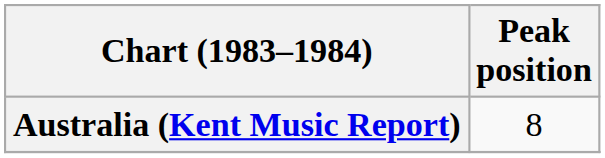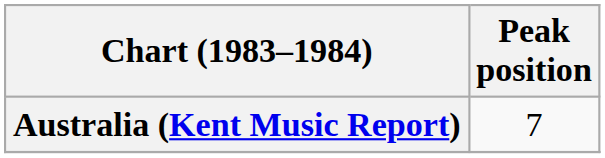(534, 123) 8 -> (534, 123) 7
